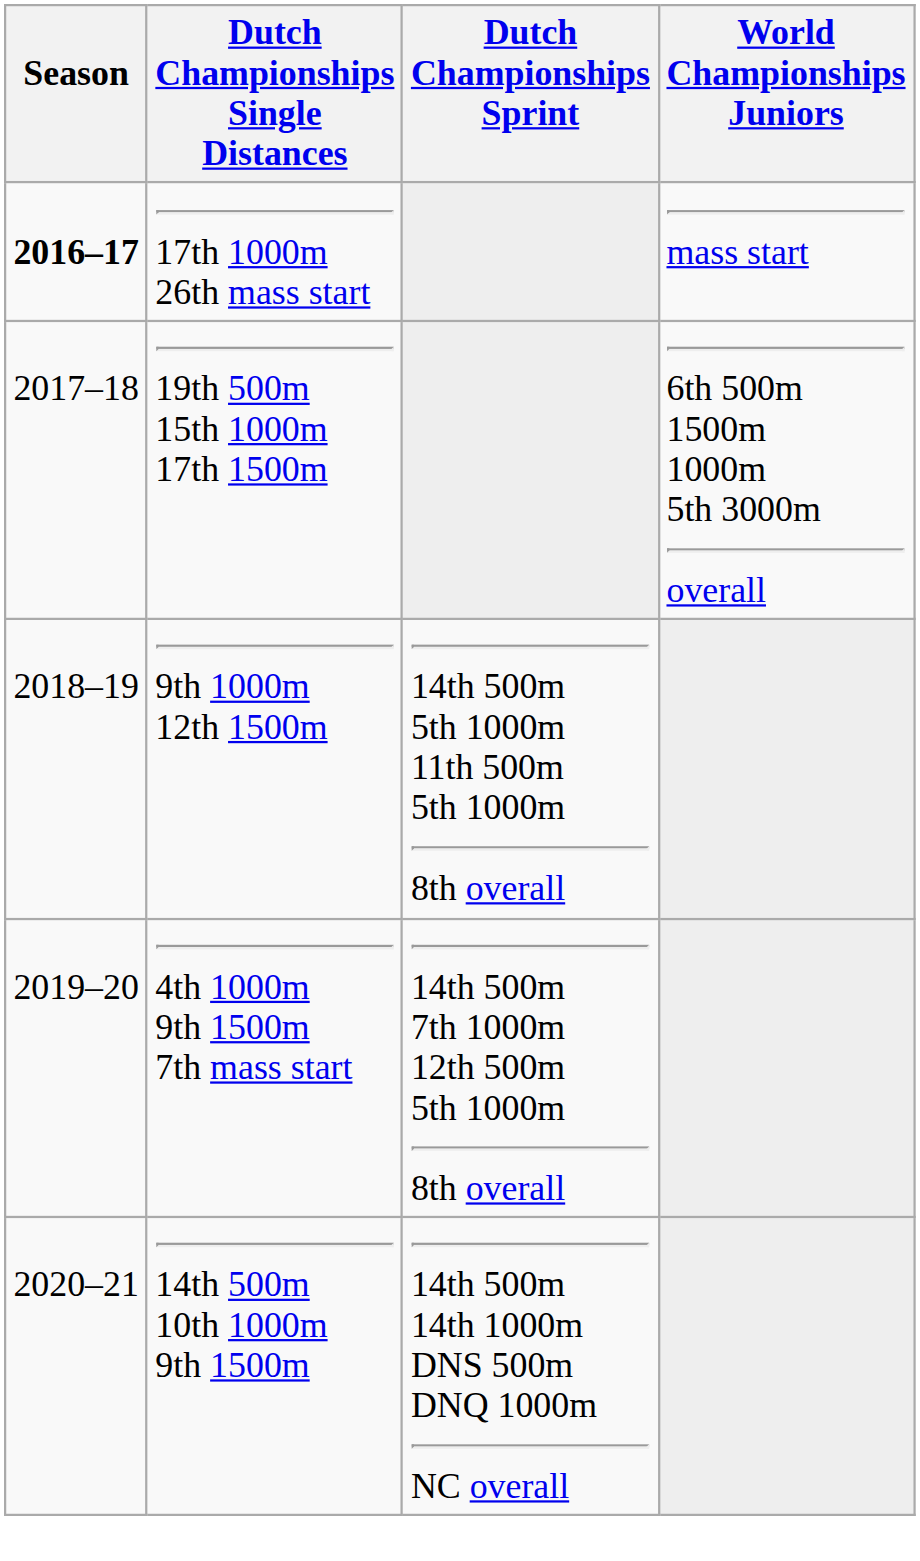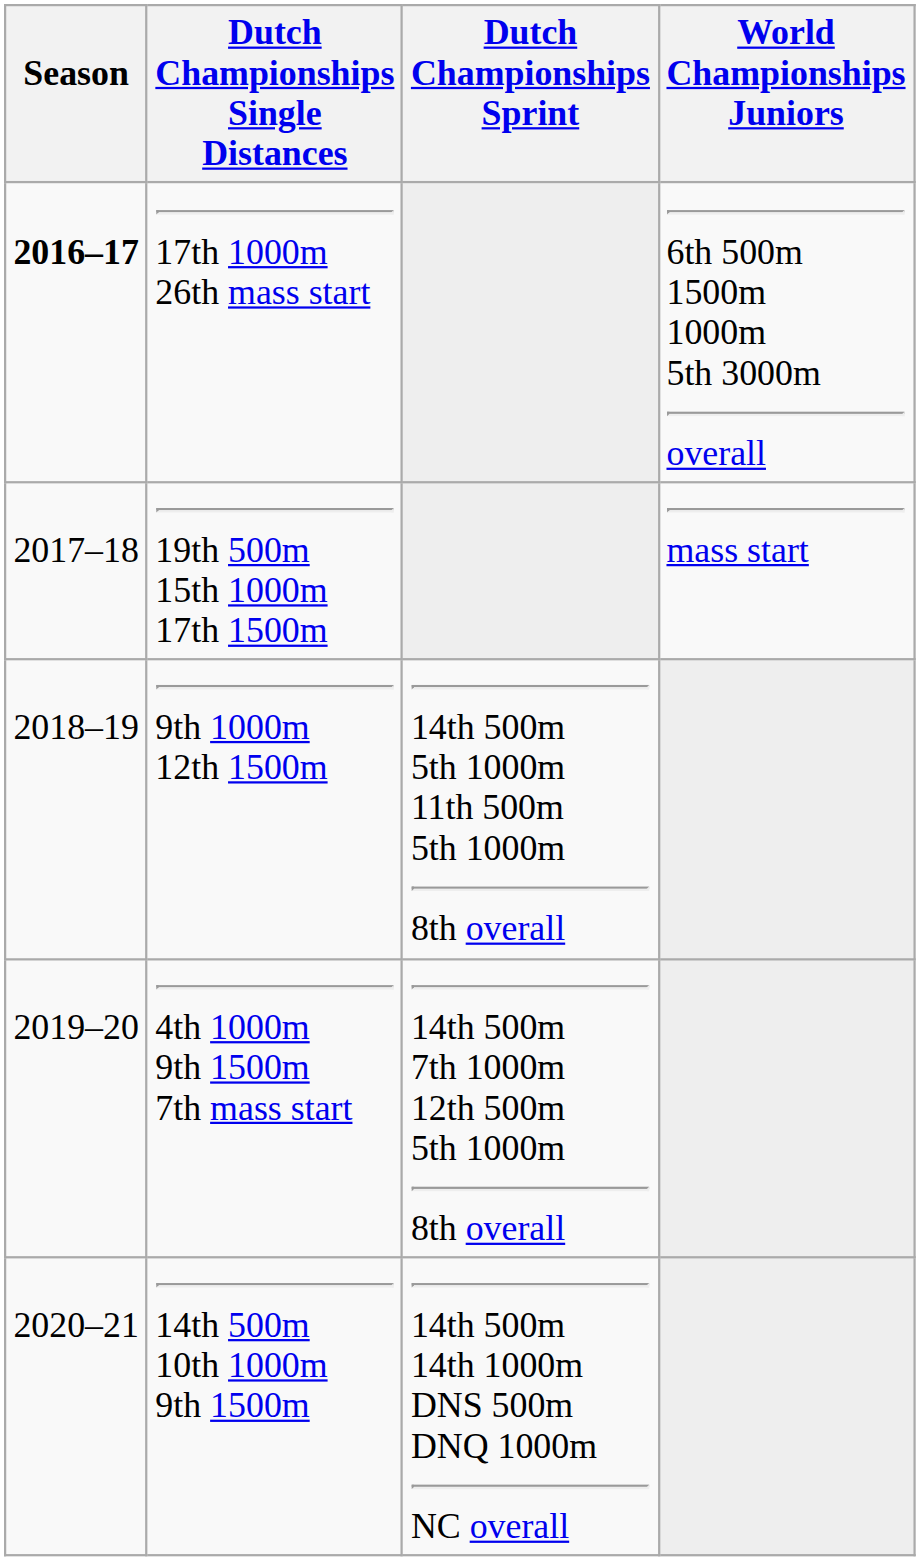(786, 239) mass start -> (786, 340) 6th 500m 1500m 1000m 5th 3000m overall
(786, 478) 6th 500m 1500m 1000m 5th 3000m overall -> (786, 538) mass start
